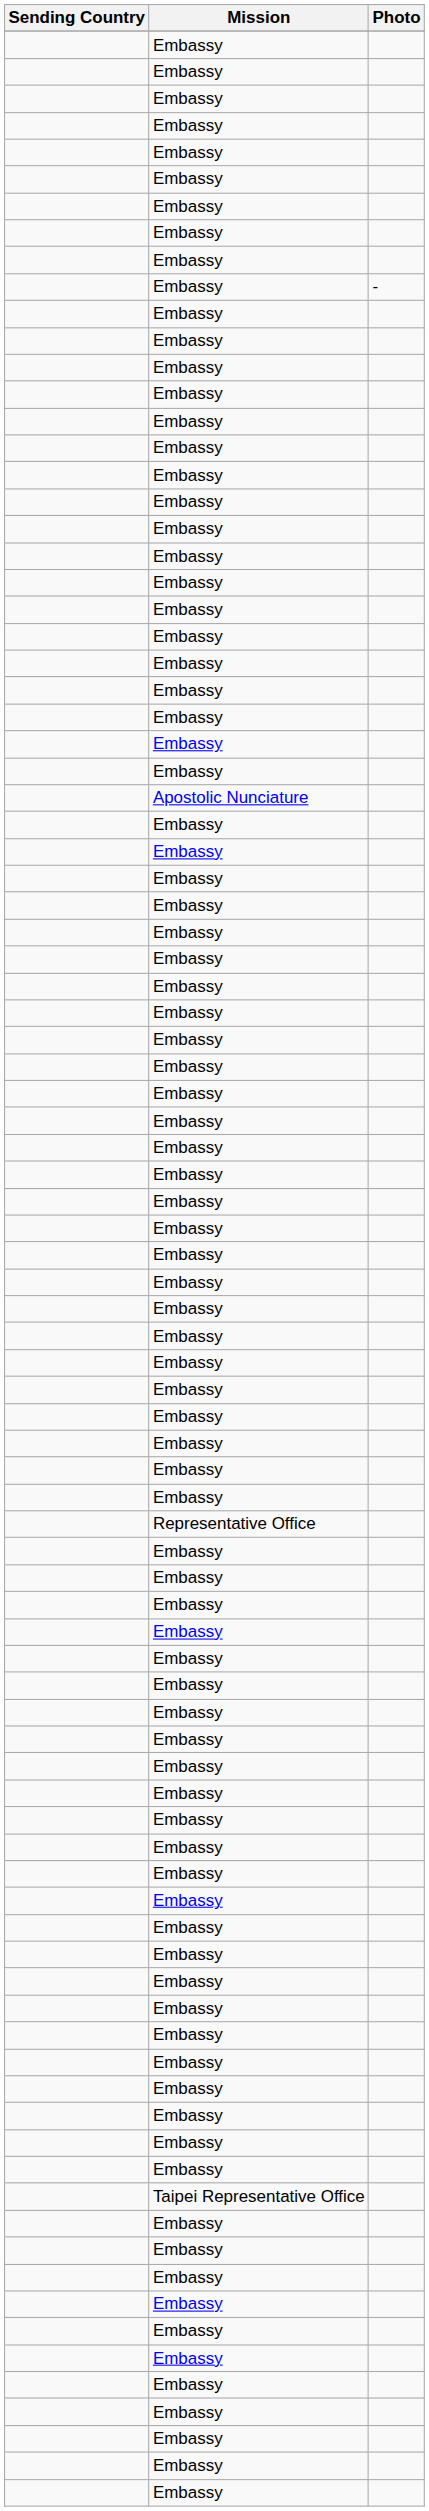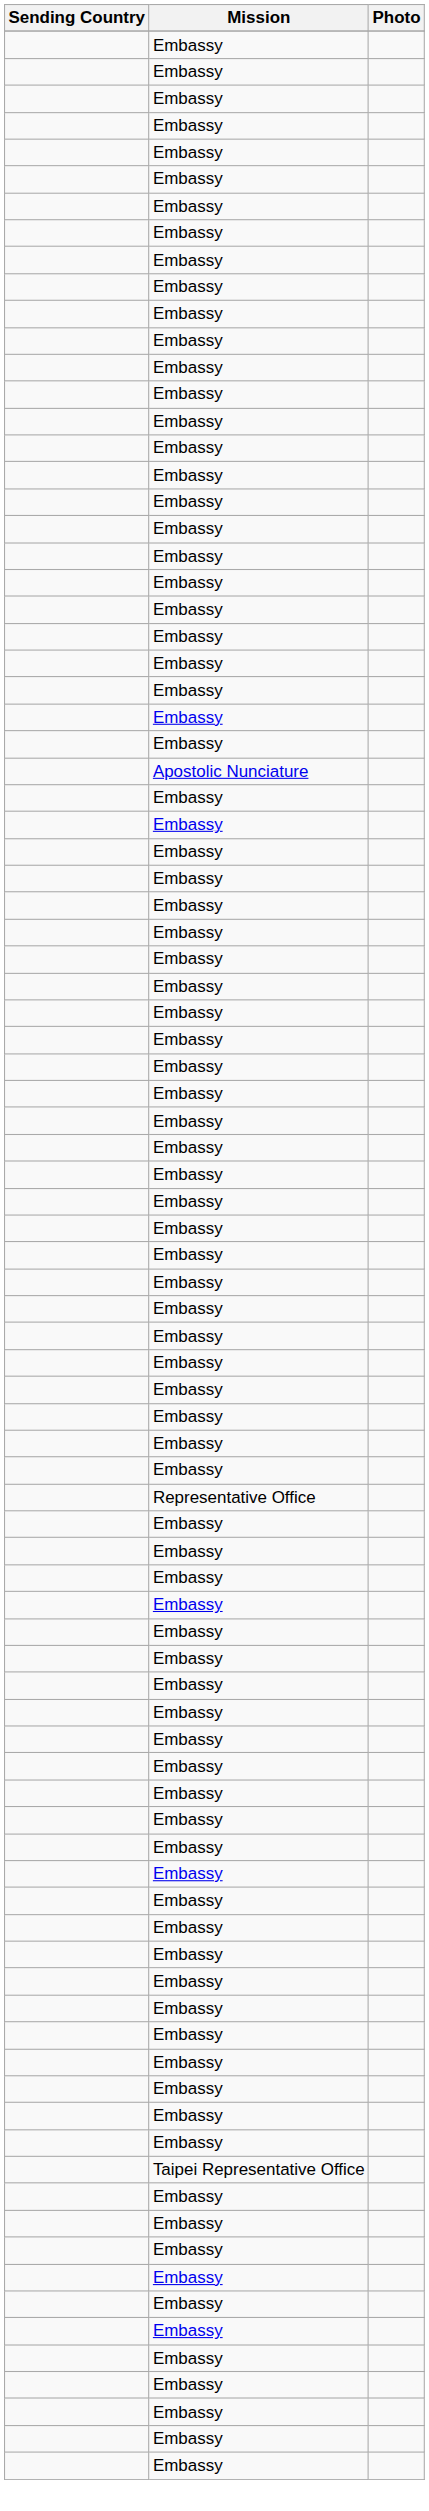- row: (188, 286)
